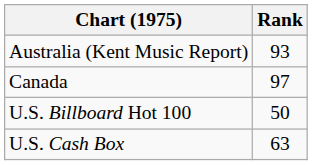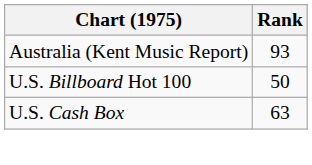- row: (38, 81)
